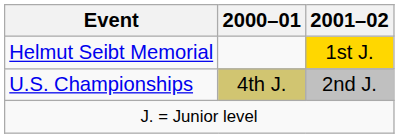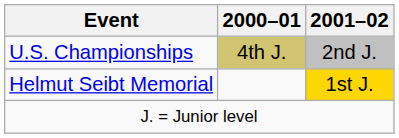rows swapped: (101, 84) <-> (111, 52)
